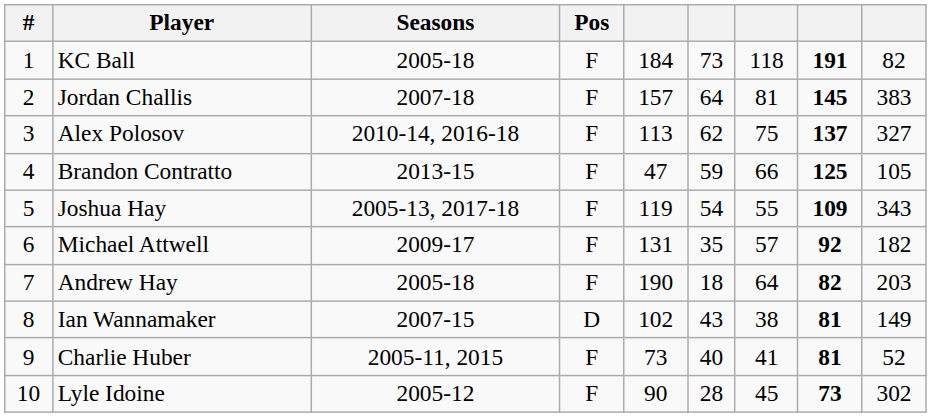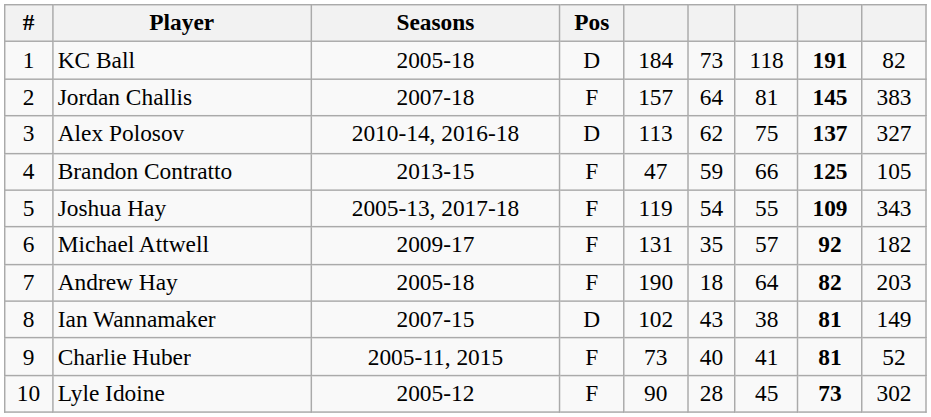(592, 60) F -> (592, 60) D
(592, 134) F -> (592, 134) D
